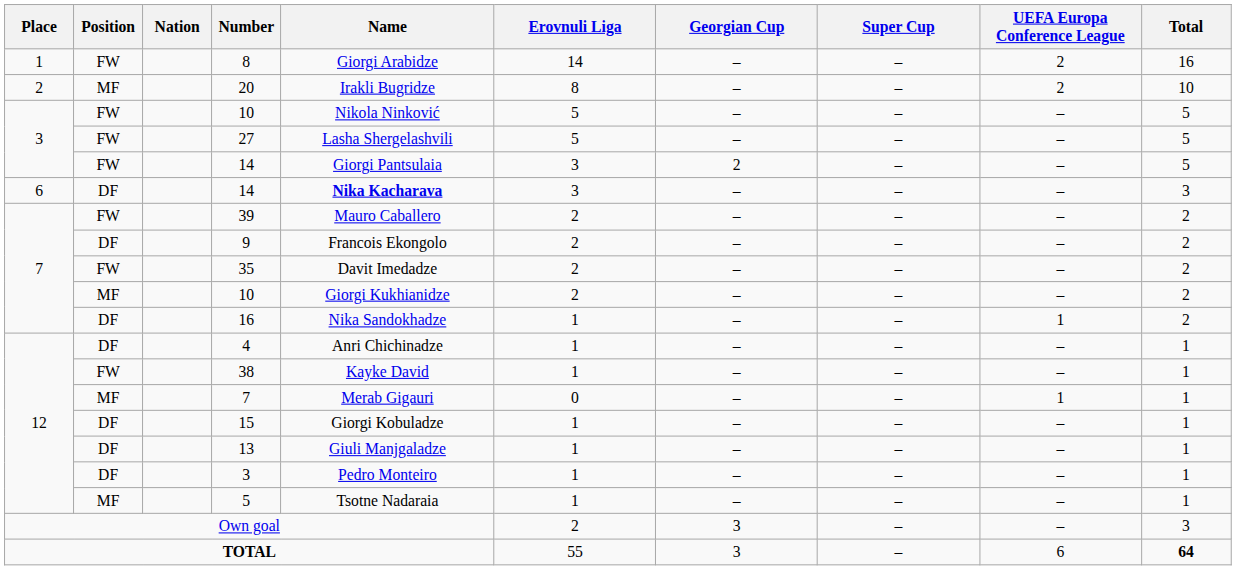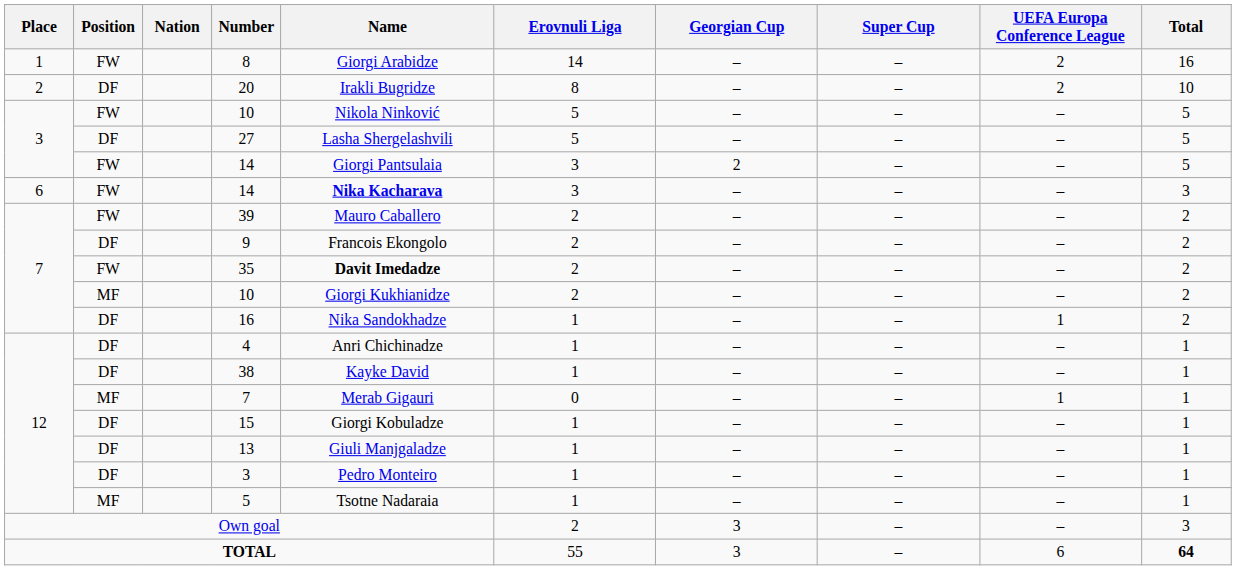(108, 87) MF -> (108, 87) DF
(108, 139) FW -> (108, 139) DF
(108, 191) DF -> (108, 191) FW
(387, 268) normal -> (387, 268) bold
(108, 371) FW -> (108, 371) DF
